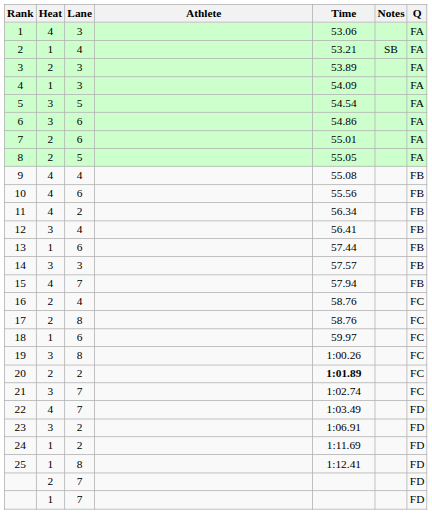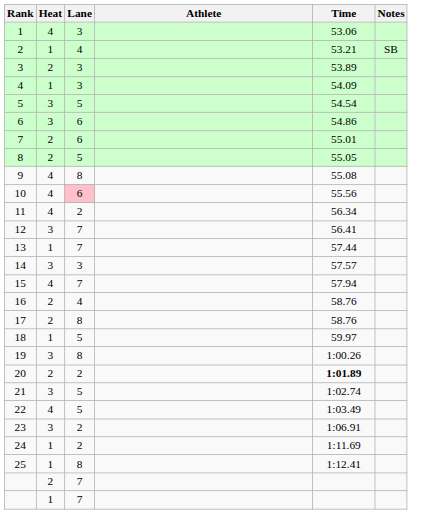- column: (417, 13)
(80, 175) 4 -> (80, 175) 8
(80, 193) no background -> (80, 193) pink background
(80, 229) 4 -> (80, 229) 7
(80, 247) 6 -> (80, 247) 7
(80, 337) 6 -> (80, 337) 5
(80, 391) 7 -> (80, 391) 5
(80, 409) 7 -> (80, 409) 5
